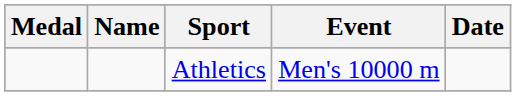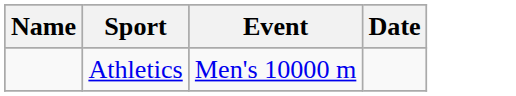- column: (46, 26)
